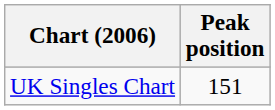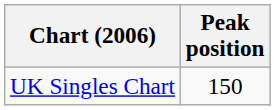(225, 85) 151 -> (225, 85) 150
